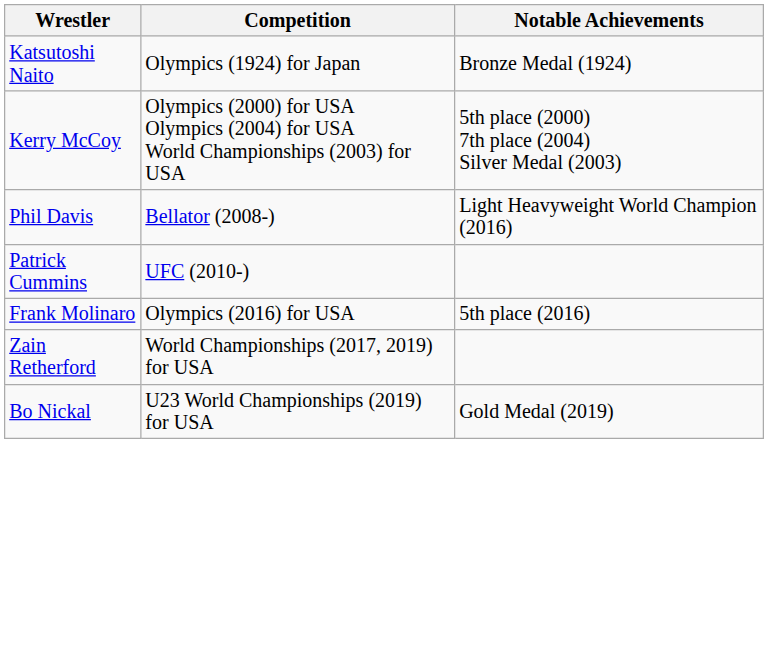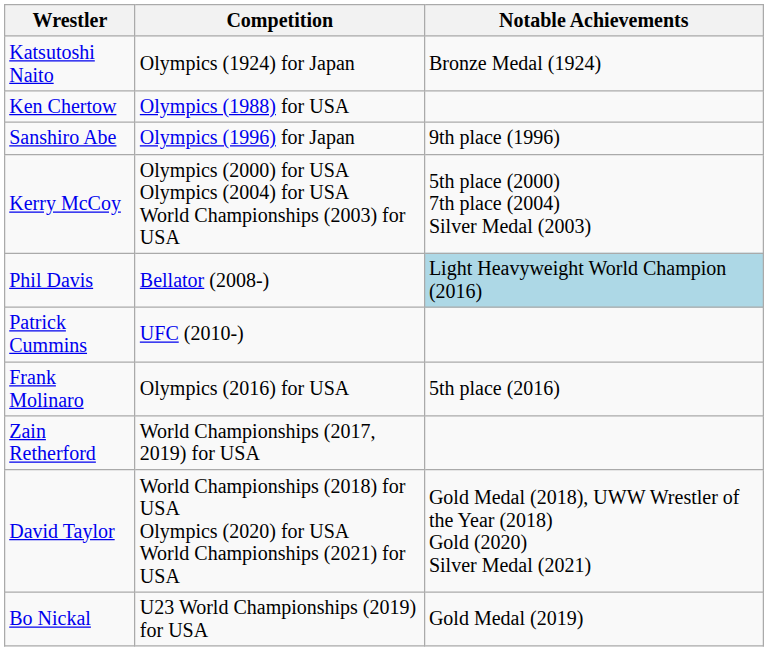+ row: (63, 106)
+ row: (63, 138)
(608, 216) no background -> (578, 280) lightblue background
+ row: (62, 530)
